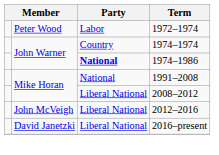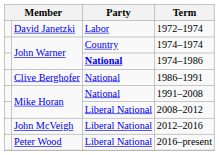(38, 28) Peter Wood -> (45, 28) David Janetzki
+ row: (180, 77)
(45, 126) David Janetzki -> (38, 142) Peter Wood
